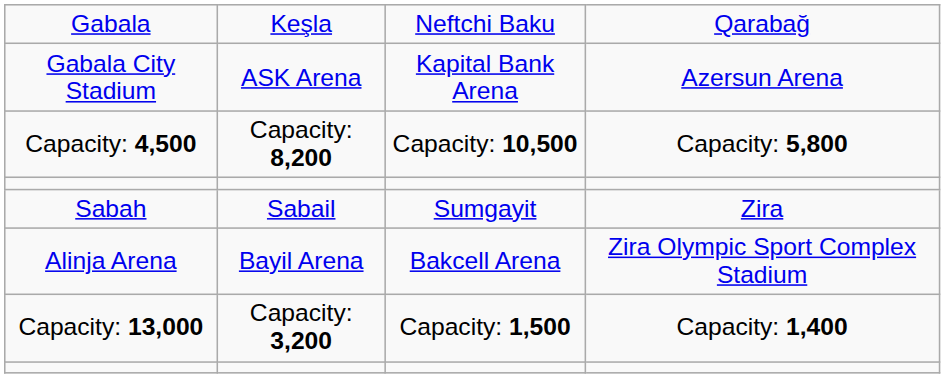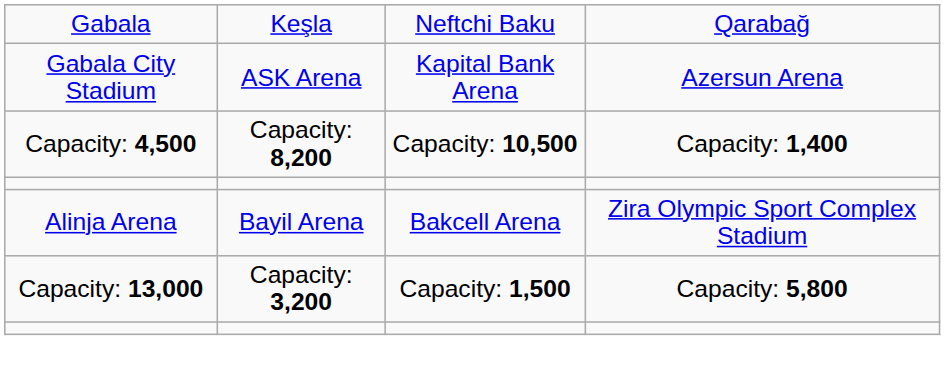(762, 143) Capacity: 5,800 -> (762, 143) Capacity: 1,400
- row: (111, 208)
(762, 327) Capacity: 1,400 -> (762, 288) Capacity: 5,800
